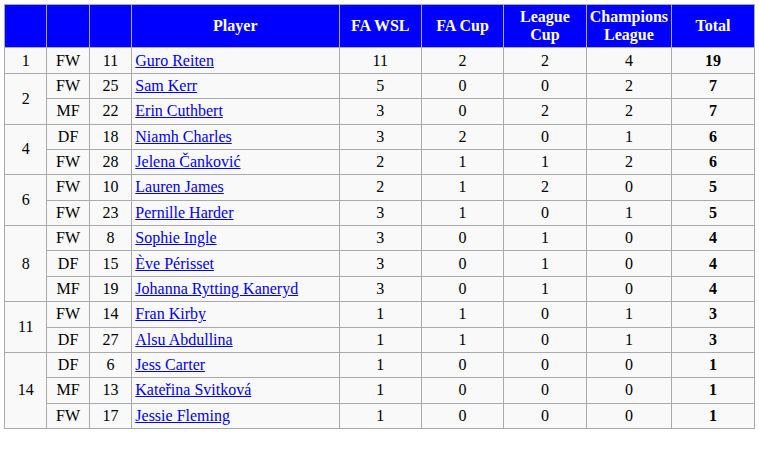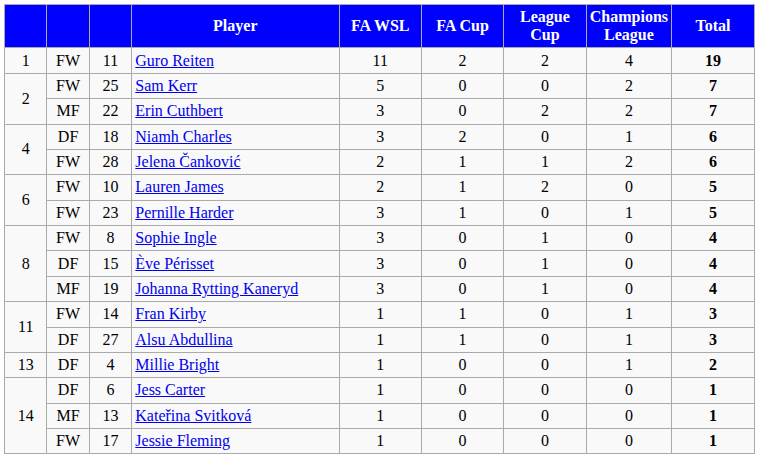+ row: (177, 365)
